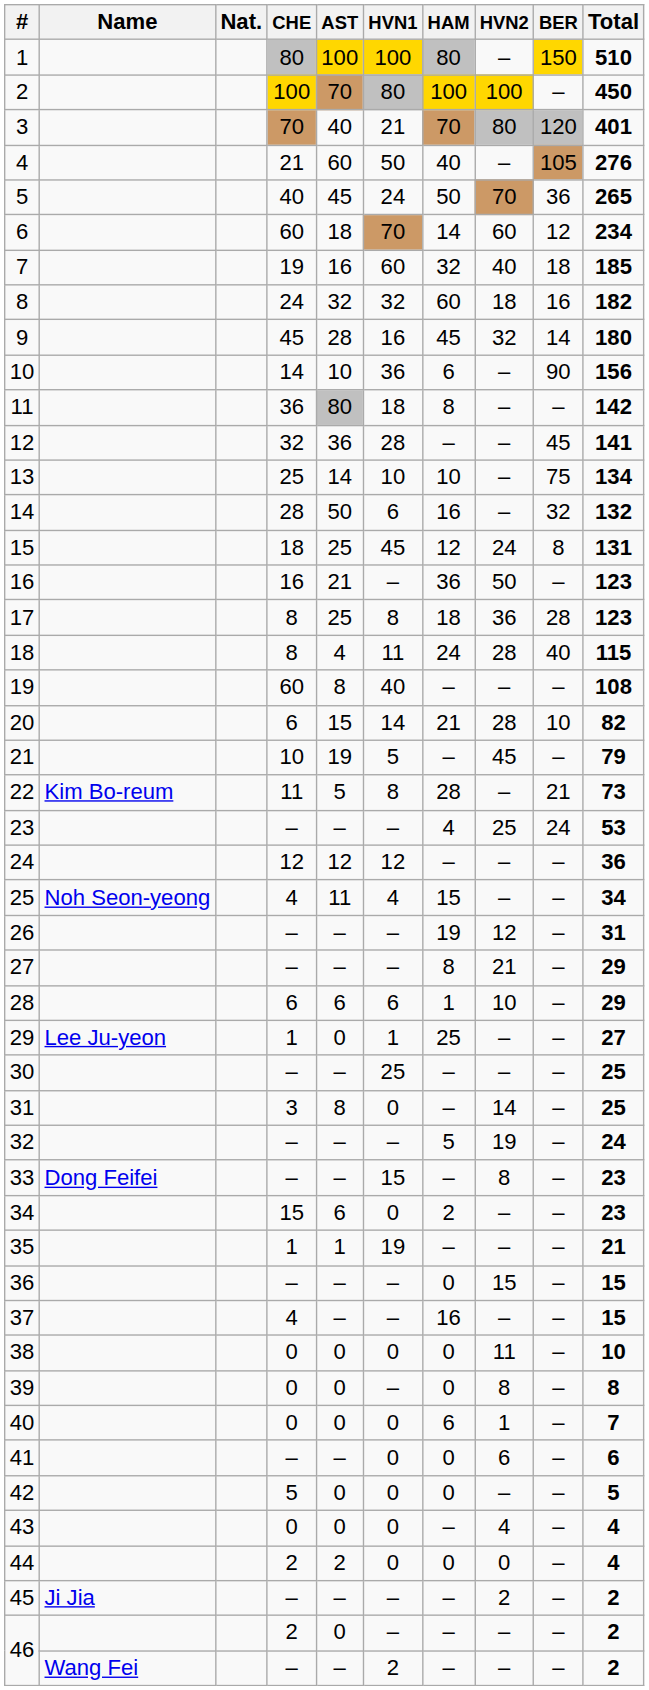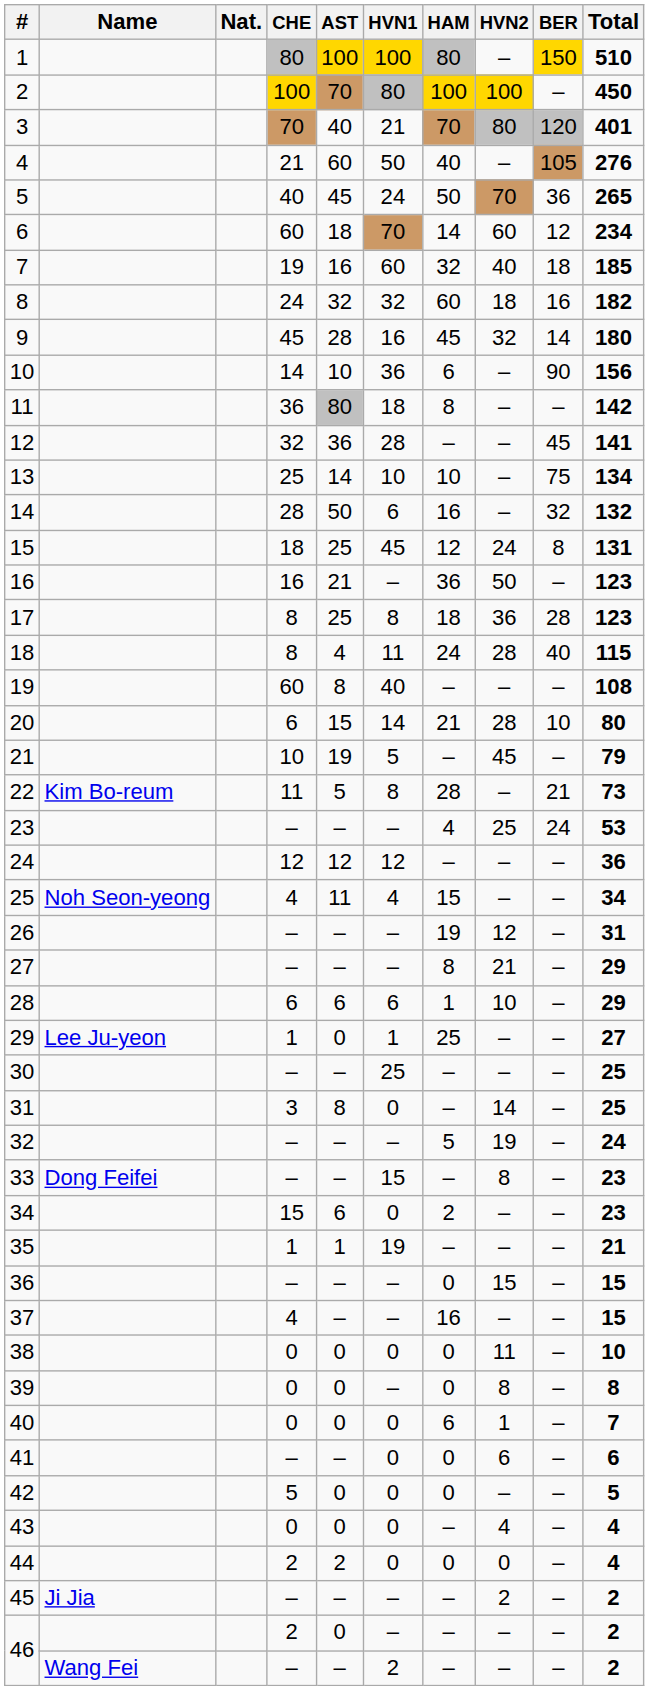(613, 722) 82 -> (613, 722) 80
